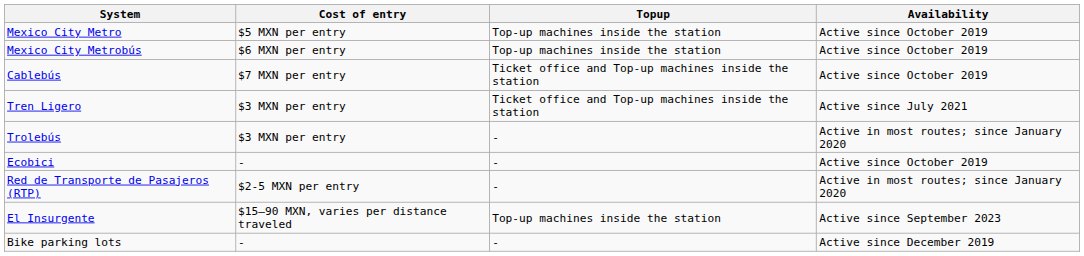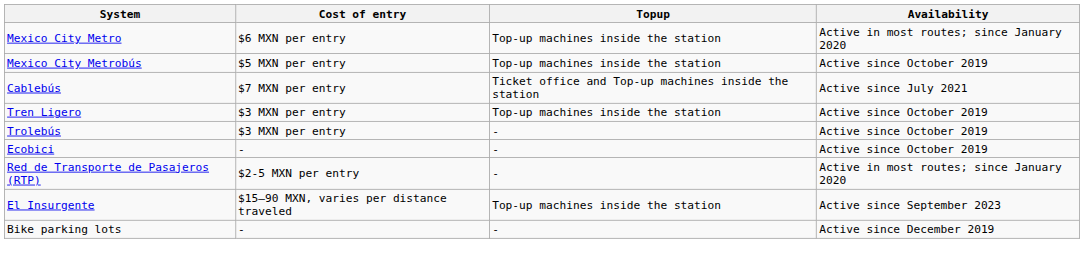(292, 32) $5 MXN per entry -> (292, 38) $6 MXN per entry
(903, 32) Active since October 2019 -> (940, 38) Active in most routes; since January 2020
(292, 50) $6 MXN per entry -> (292, 63) $5 MXN per entry
(903, 75) Active since October 2019 -> (893, 88) Active since July 2021
(640, 106) Ticket office and Top-up machines inside the station -> (607, 112) Top-up machines inside the station
(893, 106) Active since July 2021 -> (903, 112) Active since October 2019
(940, 137) Active in most routes; since January 2020 -> (903, 130) Active since October 2019
